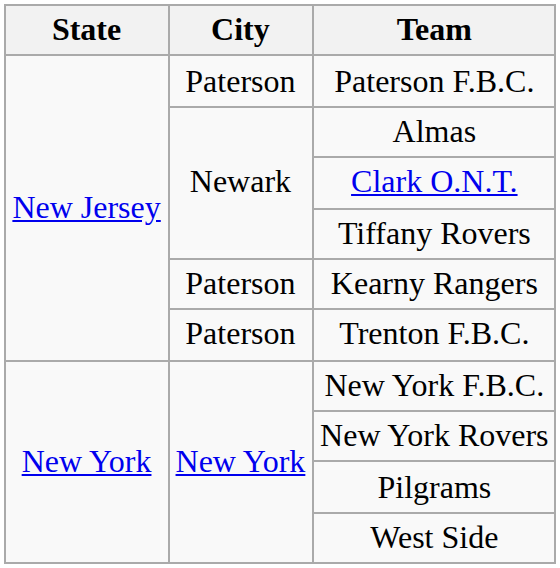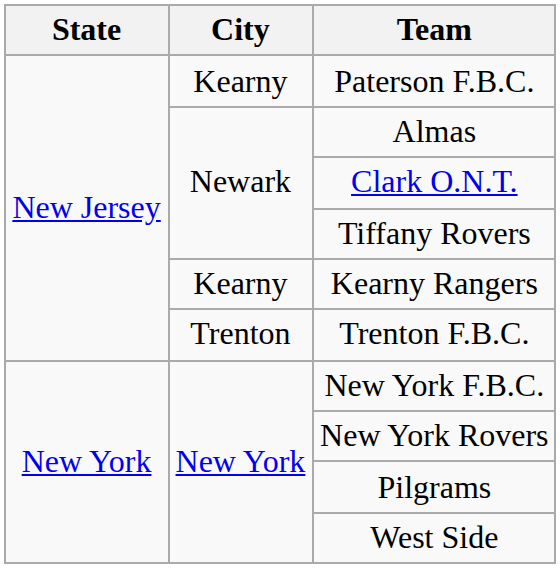(240, 80) Paterson -> (240, 80) Kearny
(240, 283) Paterson -> (240, 283) Kearny
(240, 334) Paterson -> (240, 334) Trenton
